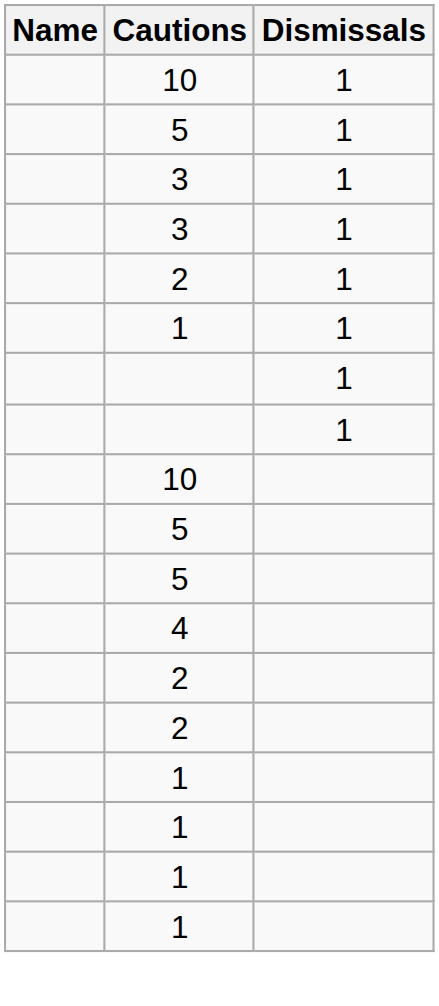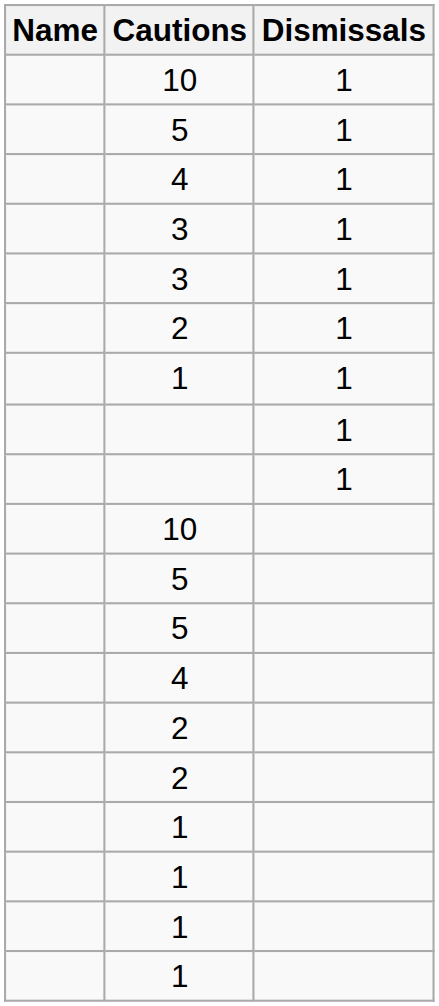+ row: (180, 180)
